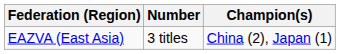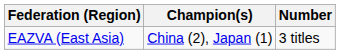columns swapped: (269, 15) <-> (174, 15)
